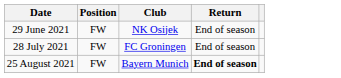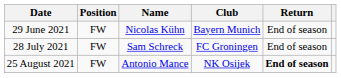+ column: (155, 13)
(155, 30) NK Osijek -> (227, 30) Bayern Munich
(155, 64) Bayern Munich -> (227, 64) NK Osijek
